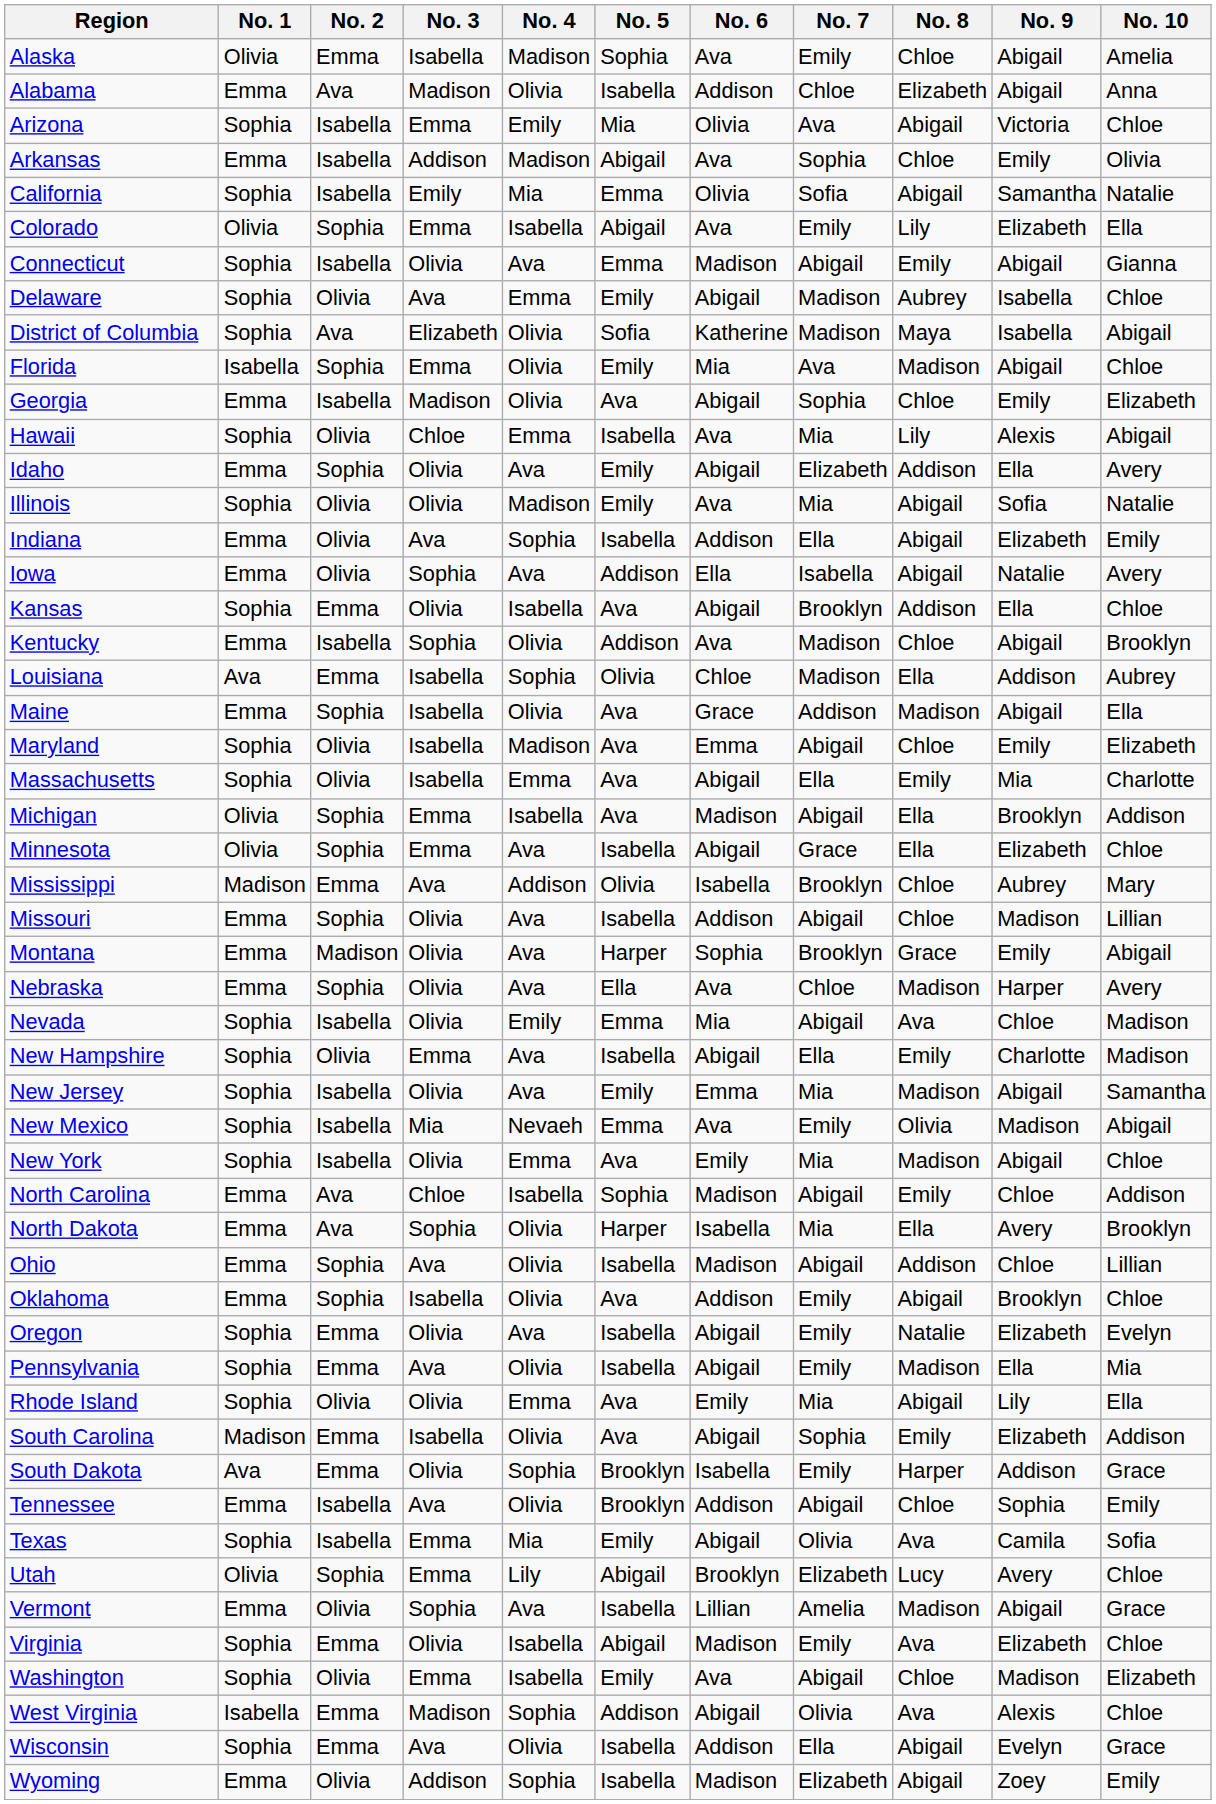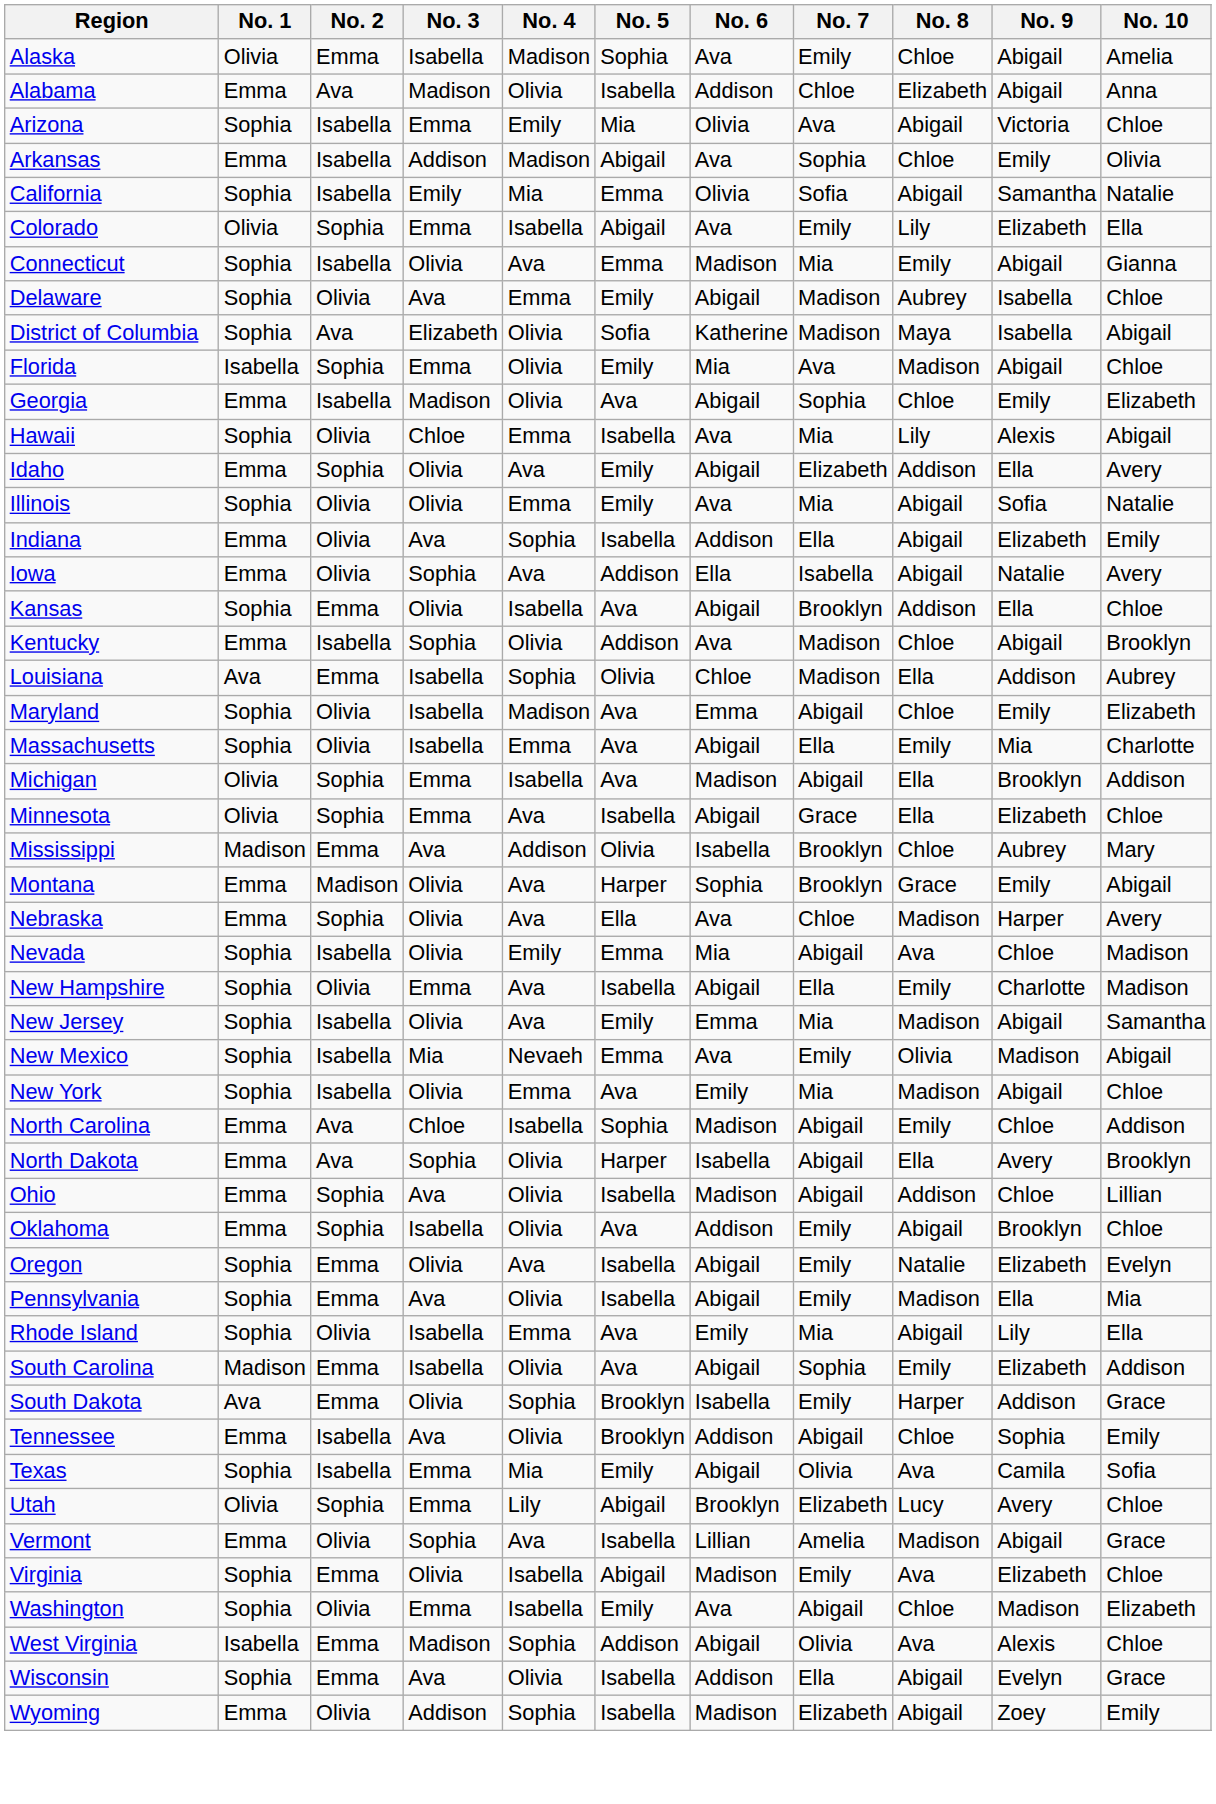(831, 263) Abigail -> (816, 263) Mia
(549, 504) Madison -> (539, 504) Emma
- row: (39, 711)
- row: (50, 919)
(816, 1229) Mia -> (831, 1160) Abigail
(436, 1402) Olivia -> (446, 1333) Isabella
